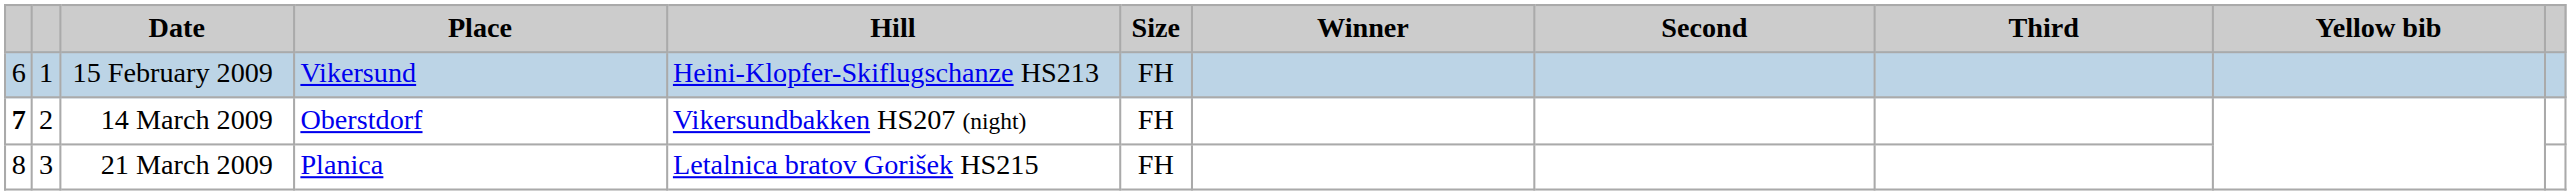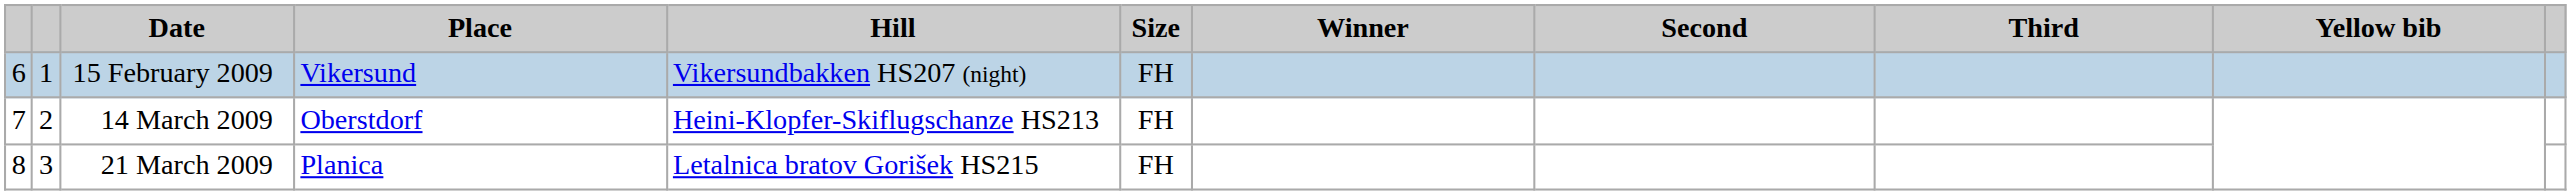(886, 73) Heini-Klopfer-Skiflugschanze HS213 -> (850, 73) Vikersundbakken HS207 (night)
(19, 119) bold -> (19, 119) normal
(850, 119) Vikersundbakken HS207 (night) -> (886, 119) Heini-Klopfer-Skiflugschanze HS213
